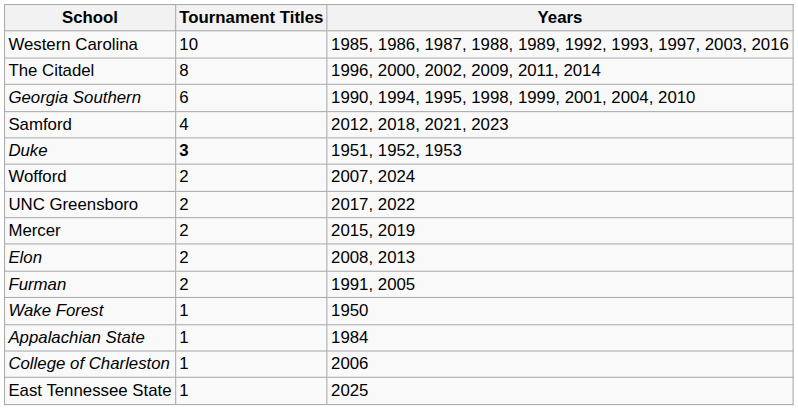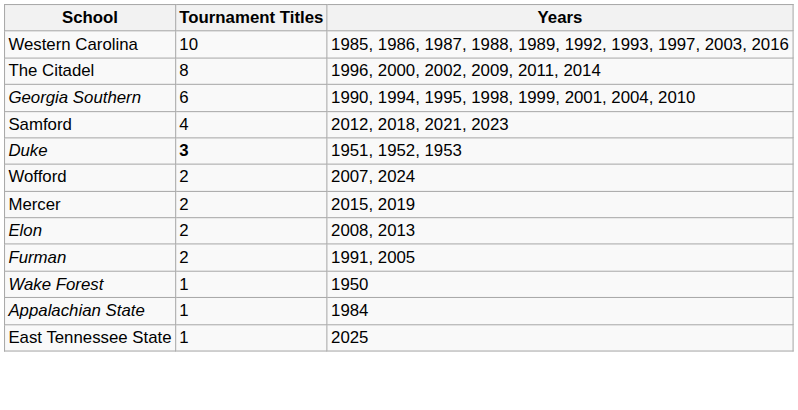- row: (73, 204)
- row: (89, 364)
